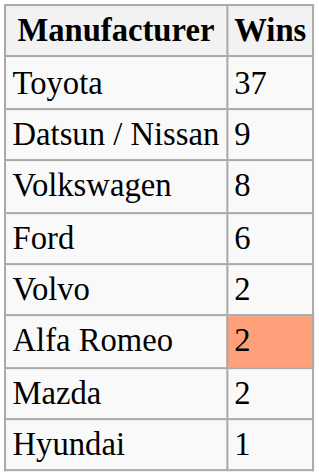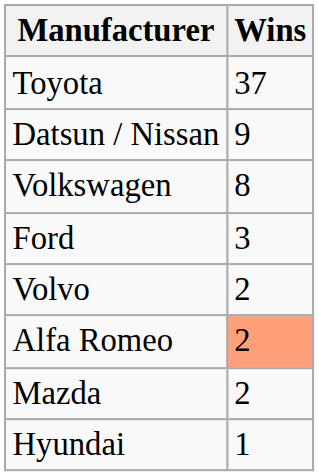(242, 237) 6 -> (242, 237) 3
